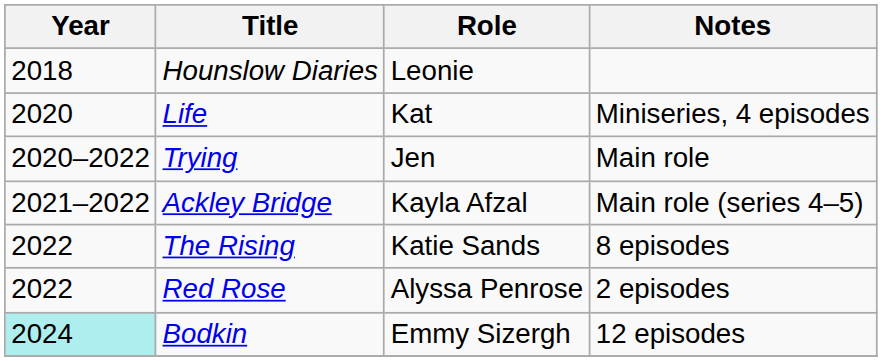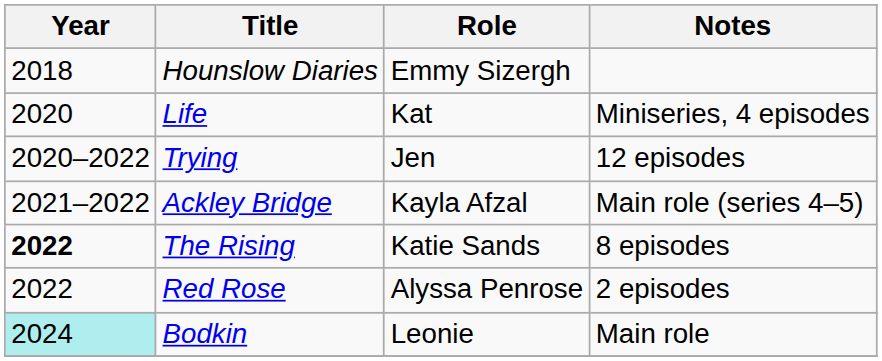(432, 70) Leonie -> (481, 70) Emmy Sizergh
(653, 158) Main role -> (670, 158) 12 episodes
(42, 245) normal -> (42, 245) bold
(481, 333) Emmy Sizergh -> (432, 333) Leonie
(670, 333) 12 episodes -> (653, 333) Main role
